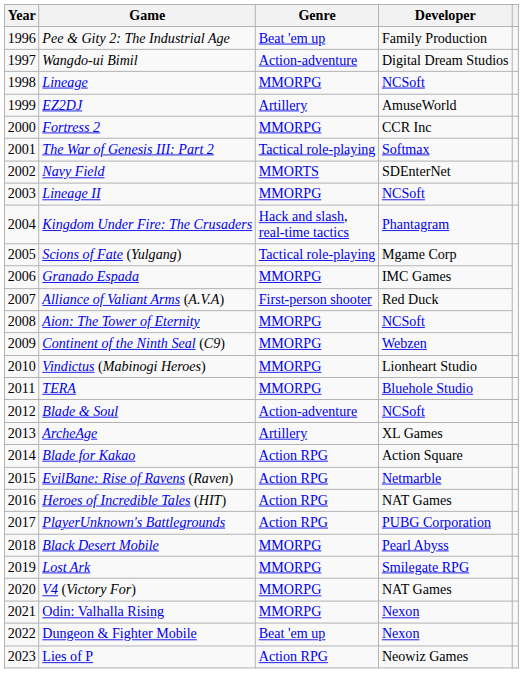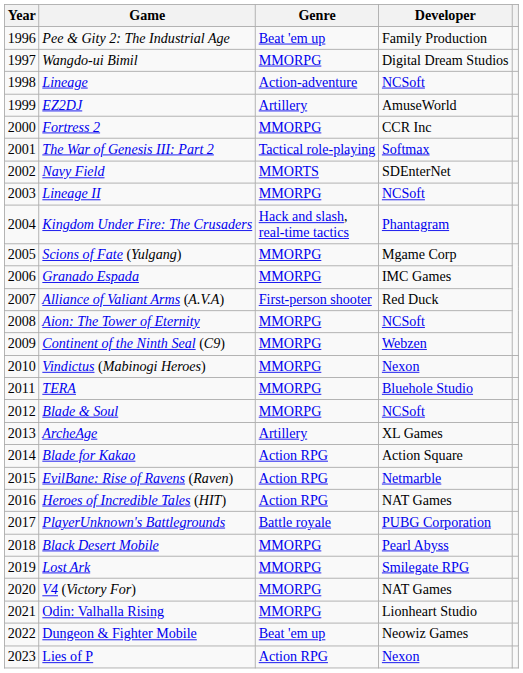(308, 60) Action-adventure -> (290, 60) MMORPG
(290, 82) MMORPG -> (308, 82) Action-adventure
(317, 254) Tactical role-playing -> (290, 254) MMORPG
(429, 366) Lionheart Studio -> (401, 366) Nexon
(308, 411) Action-adventure -> (290, 411) MMORPG
(293, 522) Action RPG -> (295, 522) Battle royale
(401, 612) Nexon -> (429, 612) Lionheart Studio
(401, 634) Nexon -> (425, 634) Neowiz Games
(425, 656) Neowiz Games -> (401, 656) Nexon
